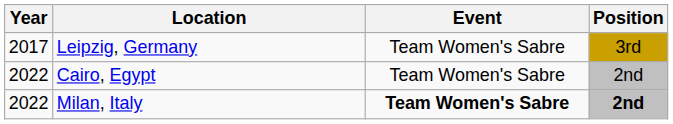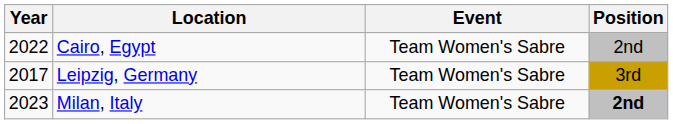rows swapped: (127, 47) <-> (106, 75)
(29, 103) 2022 -> (29, 103) 2023
(477, 103) bold -> (477, 103) normal
